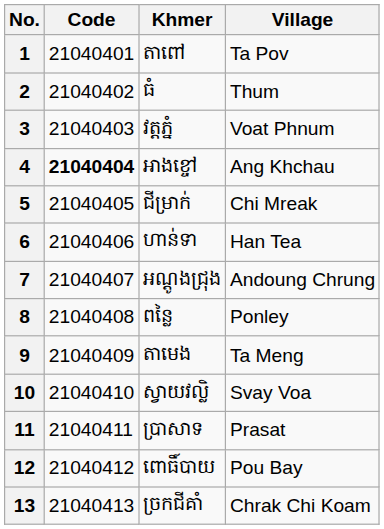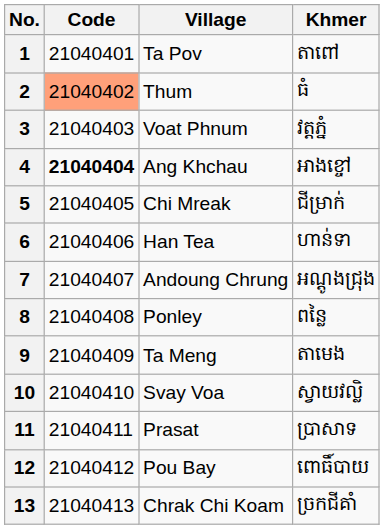columns swapped: (303, 19) <-> (182, 19)
(92, 91) no background -> (92, 91) lightsalmon background
